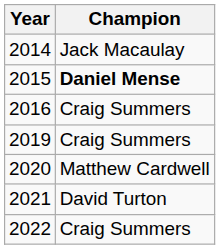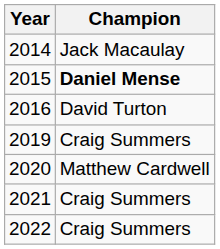(125, 109) Craig Summers -> (113, 109) David Turton
(113, 199) David Turton -> (125, 199) Craig Summers
